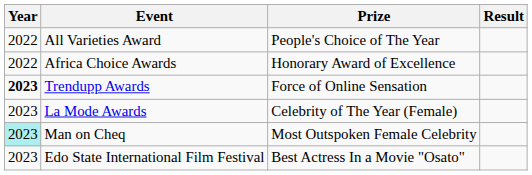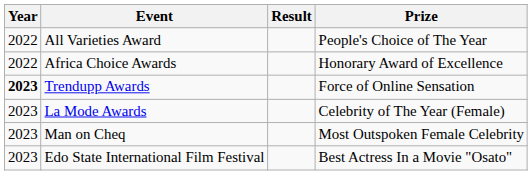columns swapped: (374, 16) <-> (504, 16)
(23, 134) paleturquoise background -> (23, 134) no background
